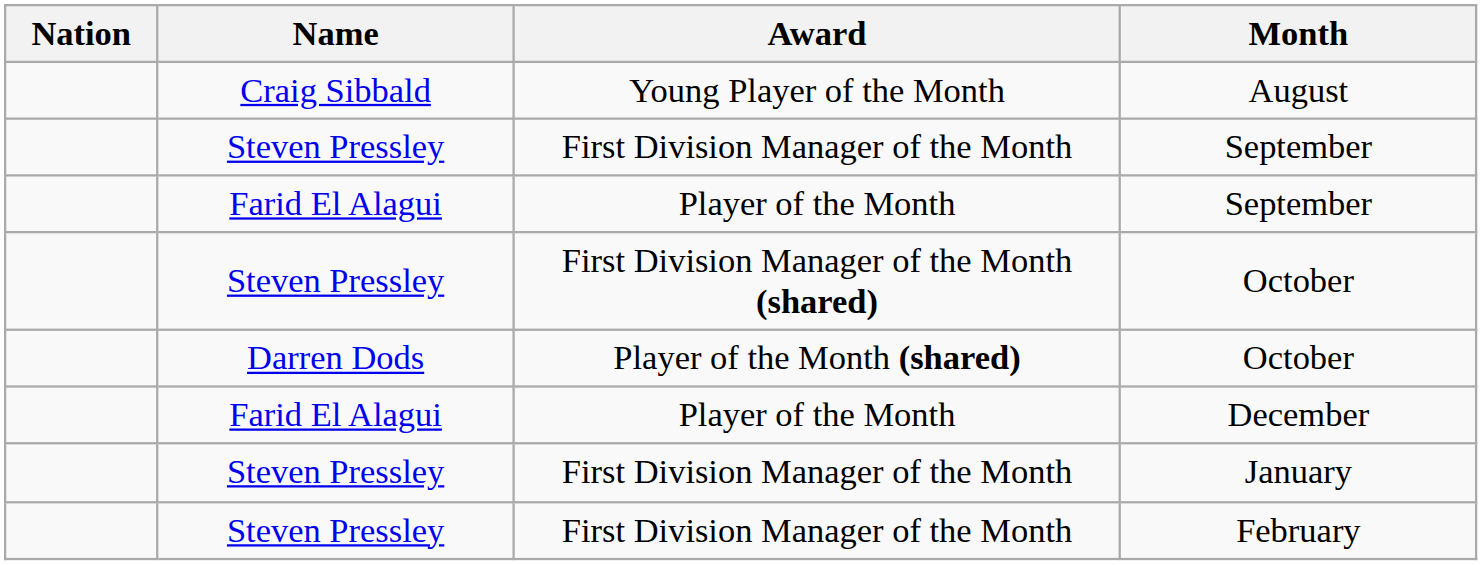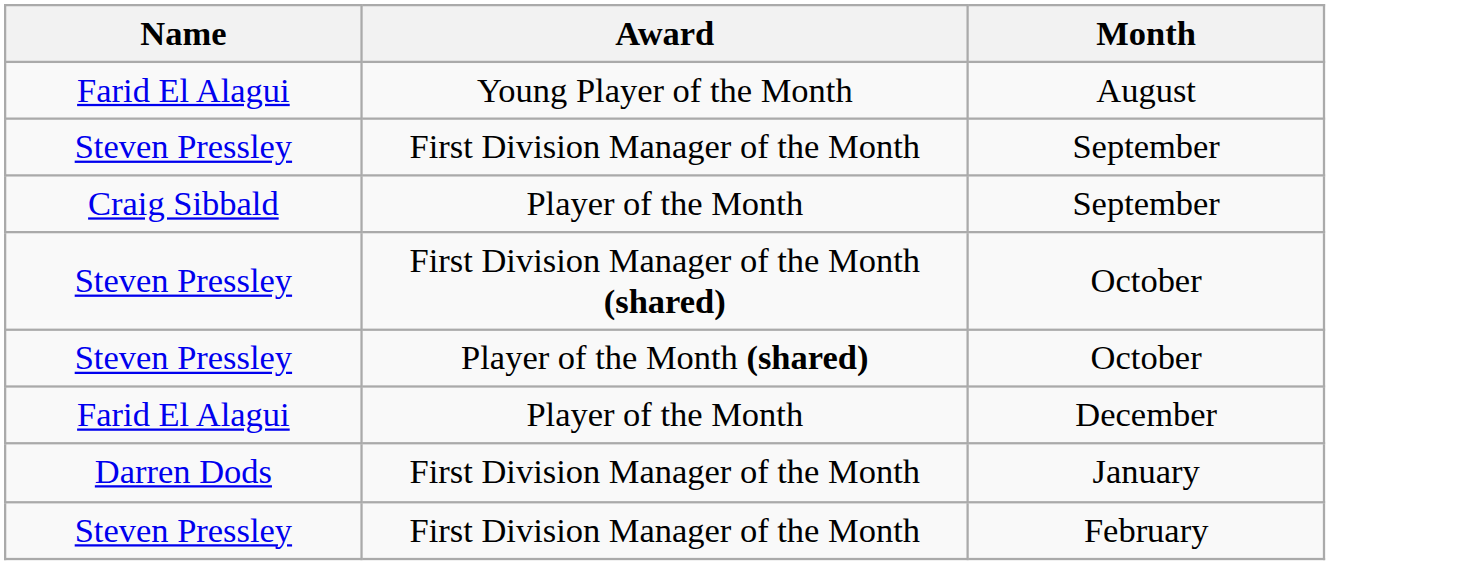- column: (81, 33)
(336, 90) Craig Sibbald -> (183, 90) Farid El Alagui
(336, 203) Farid El Alagui -> (183, 203) Craig Sibbald
(336, 358) Darren Dods -> (183, 358) Steven Pressley
(336, 472) Steven Pressley -> (183, 472) Darren Dods
